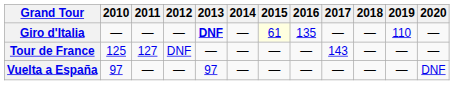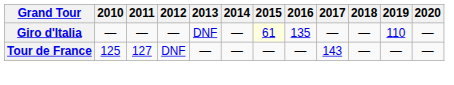(211, 32) bold -> (205, 32) normal
- row: (52, 70)
